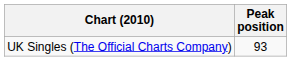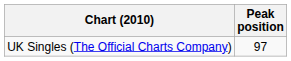(261, 46) 93 -> (261, 46) 97
